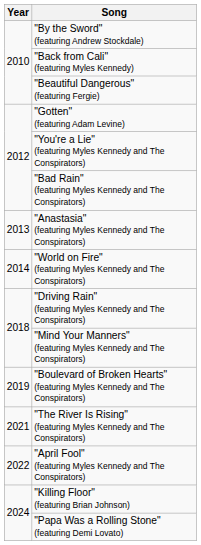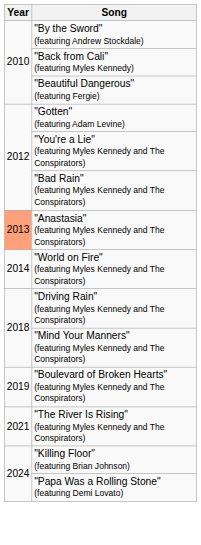(18, 229) no background -> (18, 229) lightsalmon background
- row: (99, 465)
